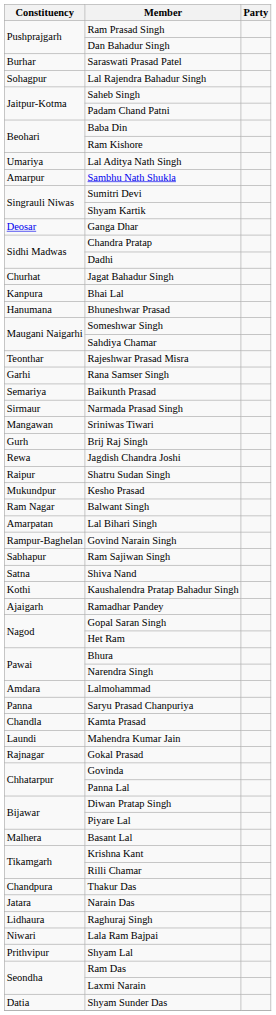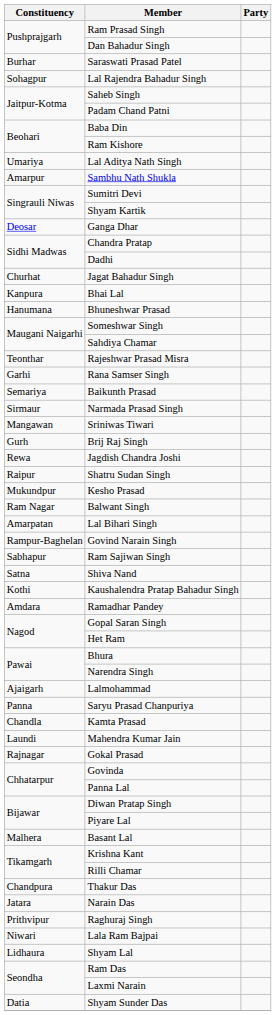(25, 606) Ajaigarh -> (23, 606) Amdara
(23, 688) Amdara -> (25, 688) Ajaigarh
(25, 919) Lidhaura -> (28, 919) Prithvipur
(28, 952) Prithvipur -> (25, 952) Lidhaura
